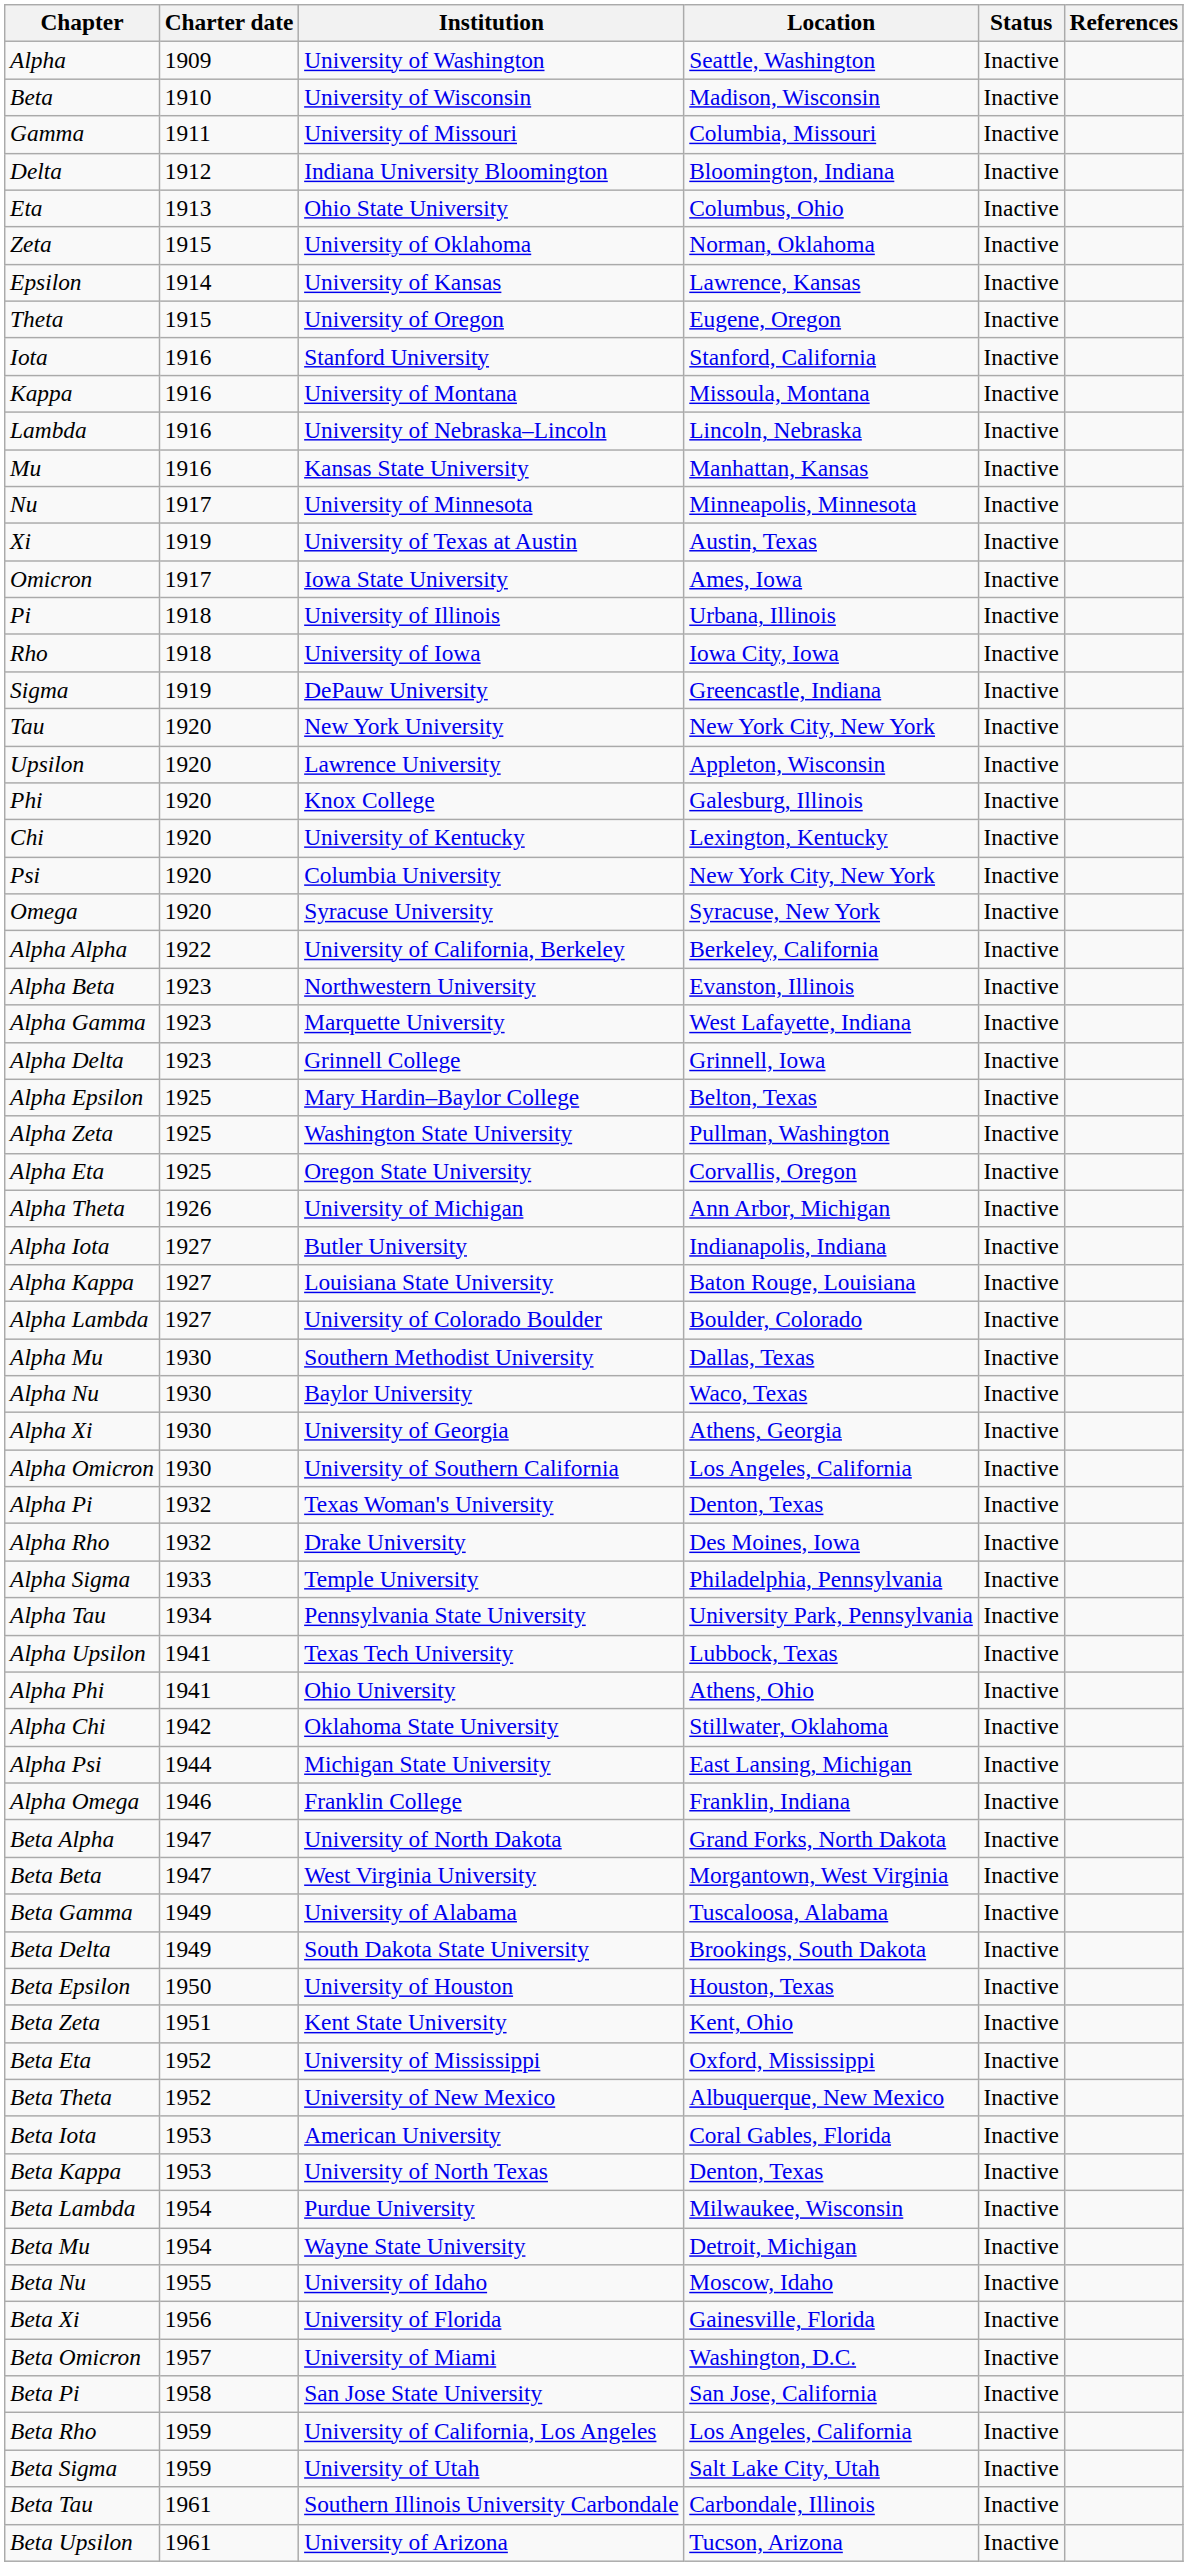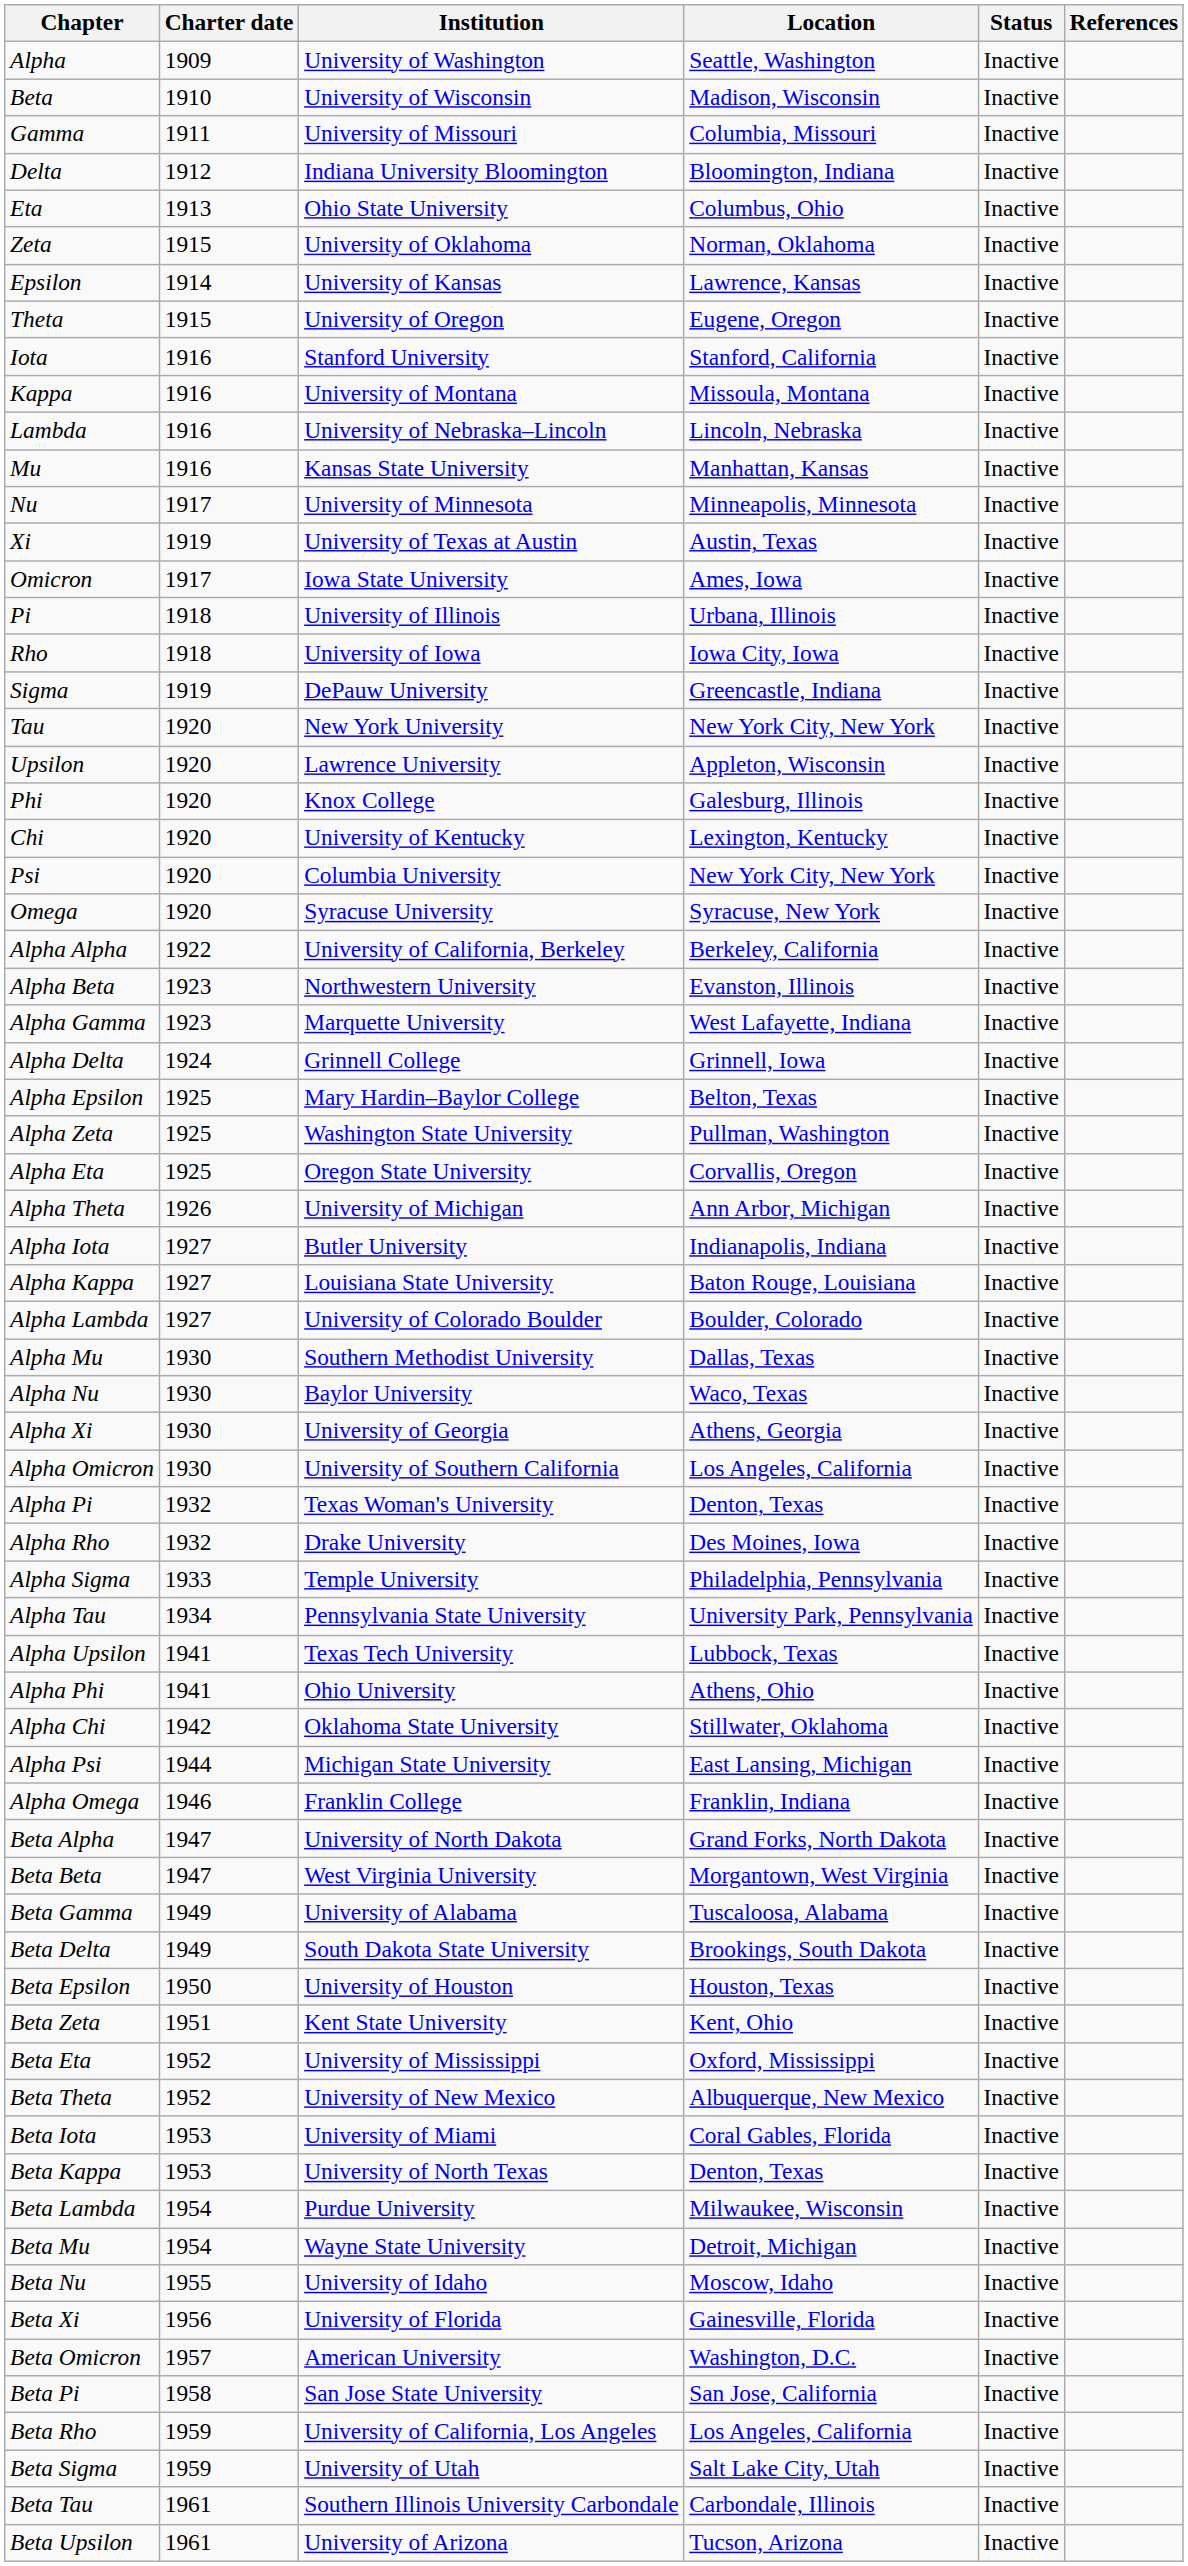(188, 1060) 1923 -> (188, 1060) 1924
(402, 2134) American University -> (400, 2134) University of Miami
(400, 2357) University of Miami -> (402, 2357) American University
